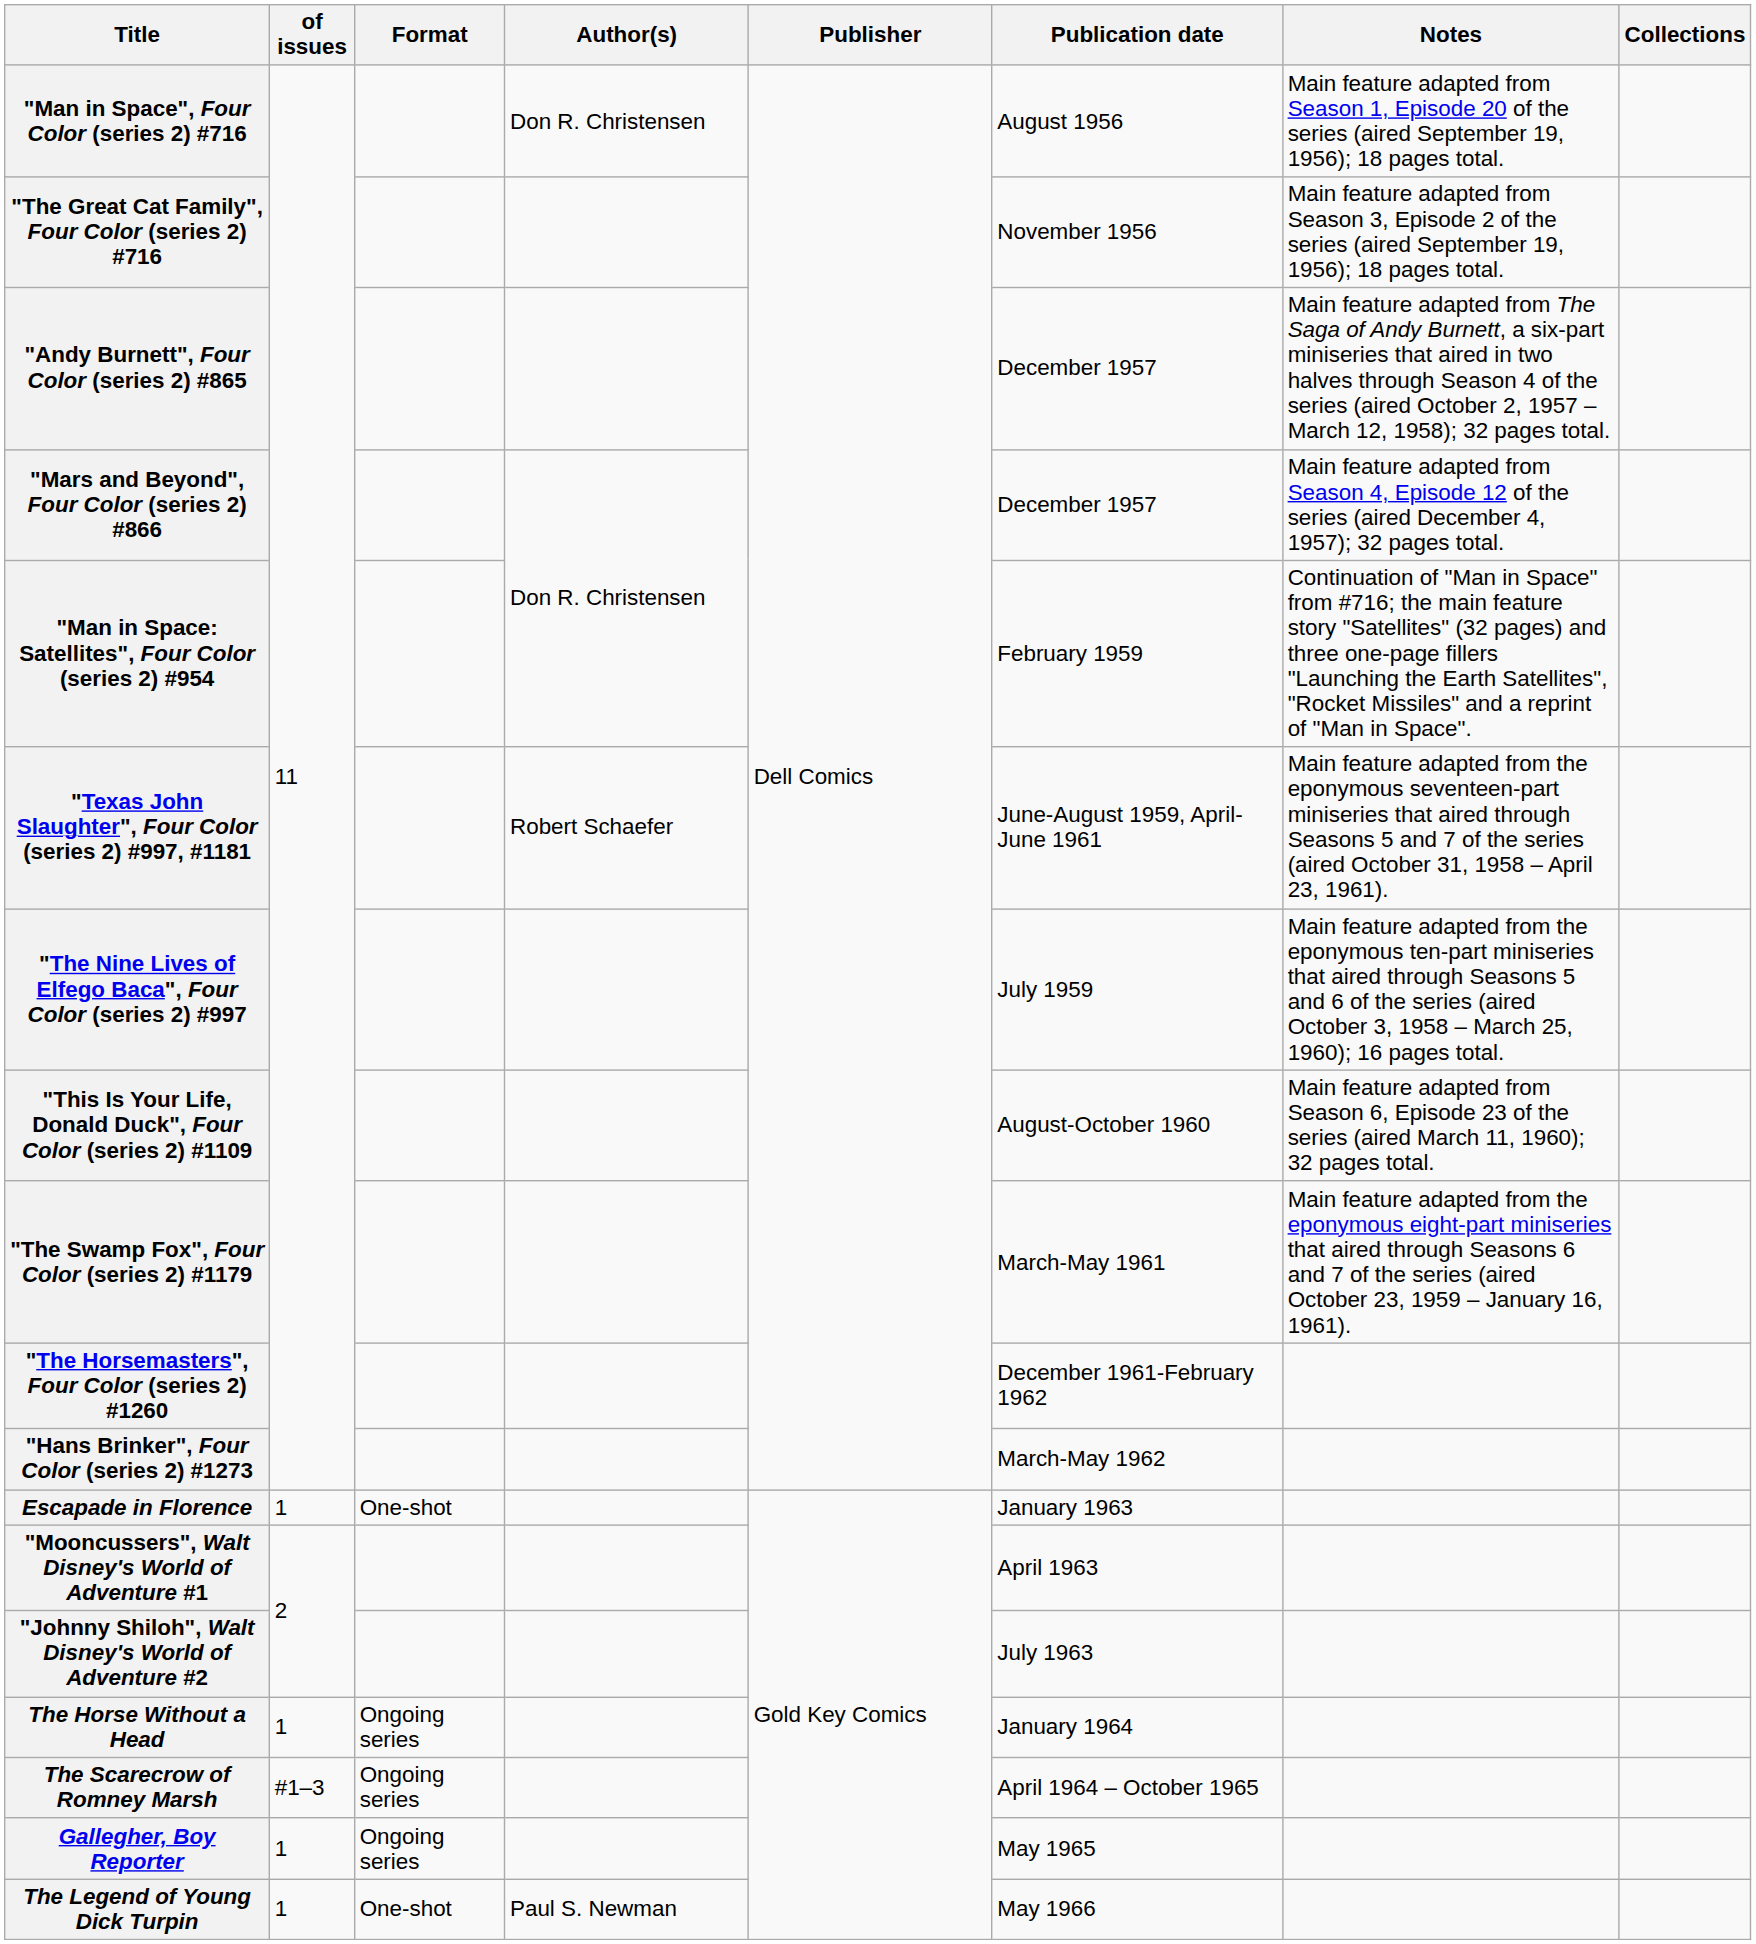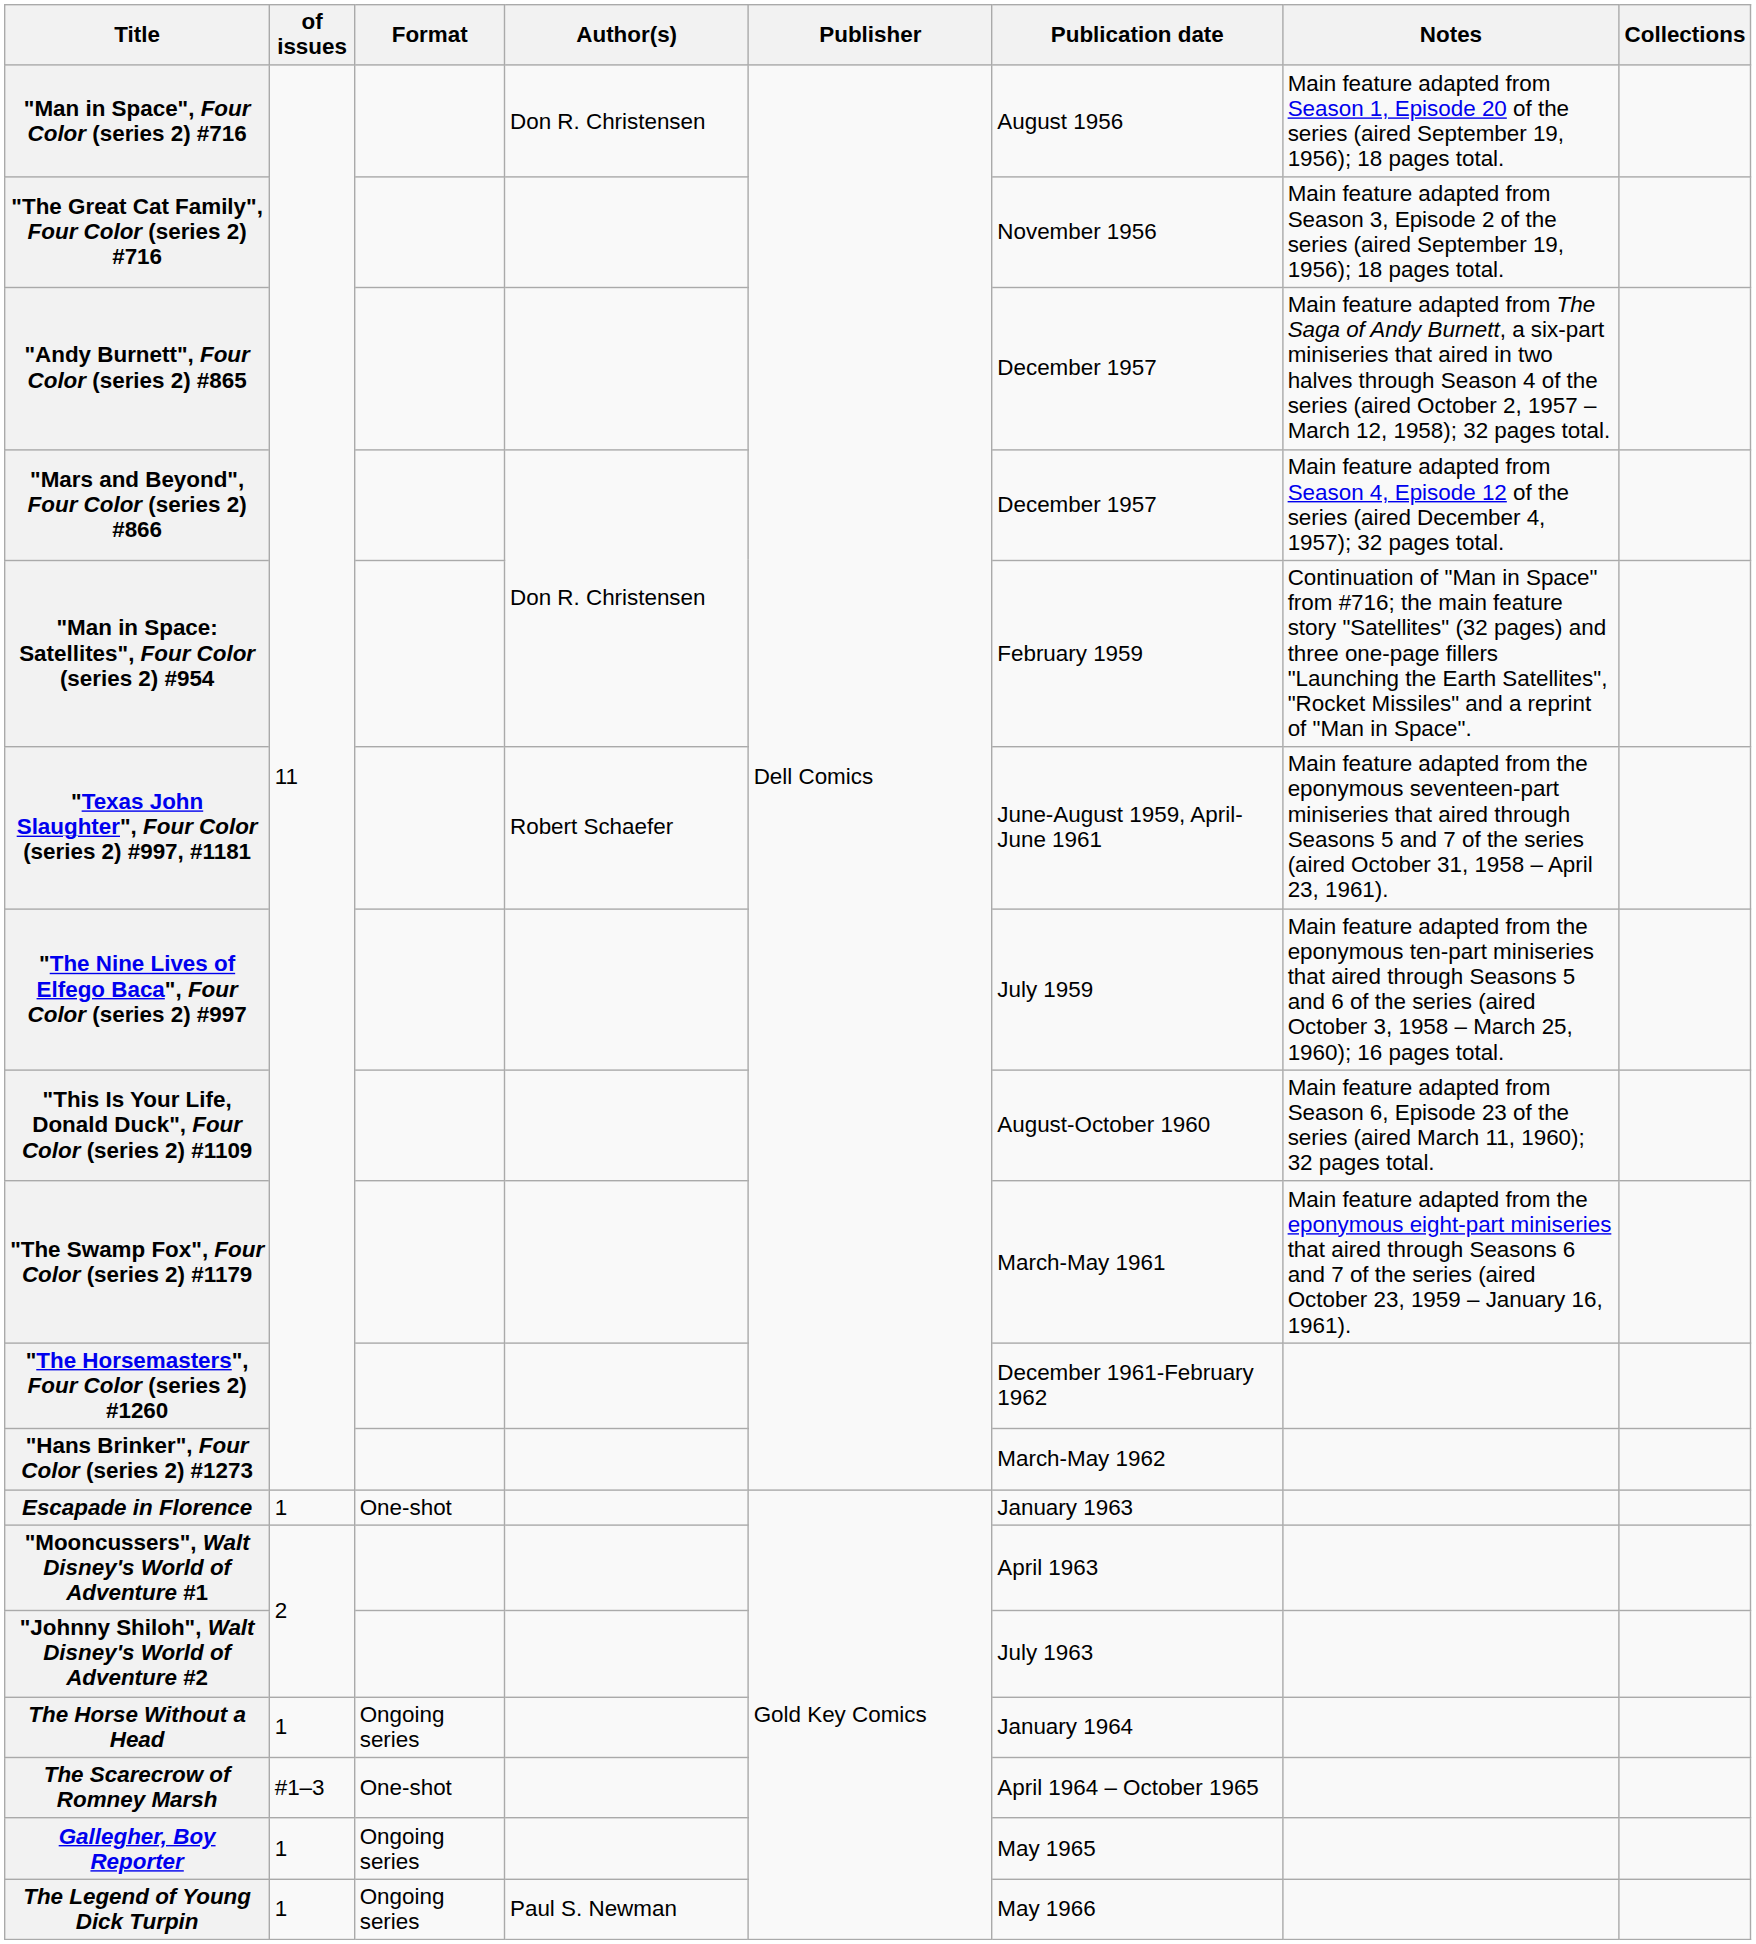(402, 1787) Ongoing series -> (406, 1787) One-shot
(406, 1909) One-shot -> (402, 1909) Ongoing series
